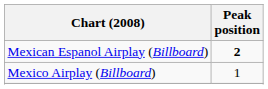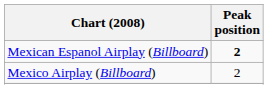(237, 72) 1 -> (237, 72) 2
